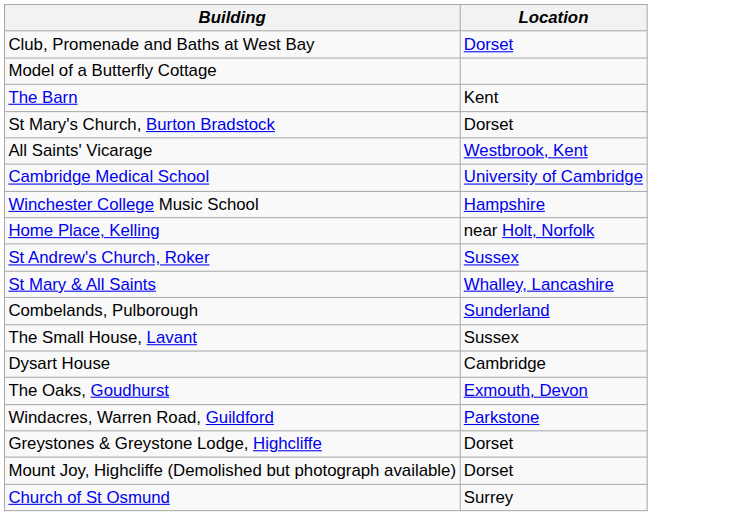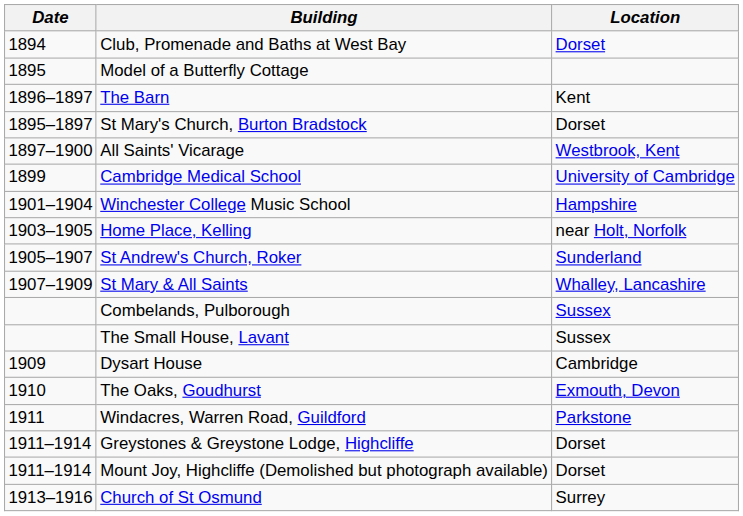+ column: (50, 17)
(491, 257) Sussex -> (599, 257) Sunderland
(507, 310) Sunderland -> (583, 310) Sussex
